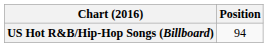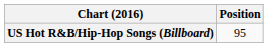(240, 33) 94 -> (240, 33) 95
